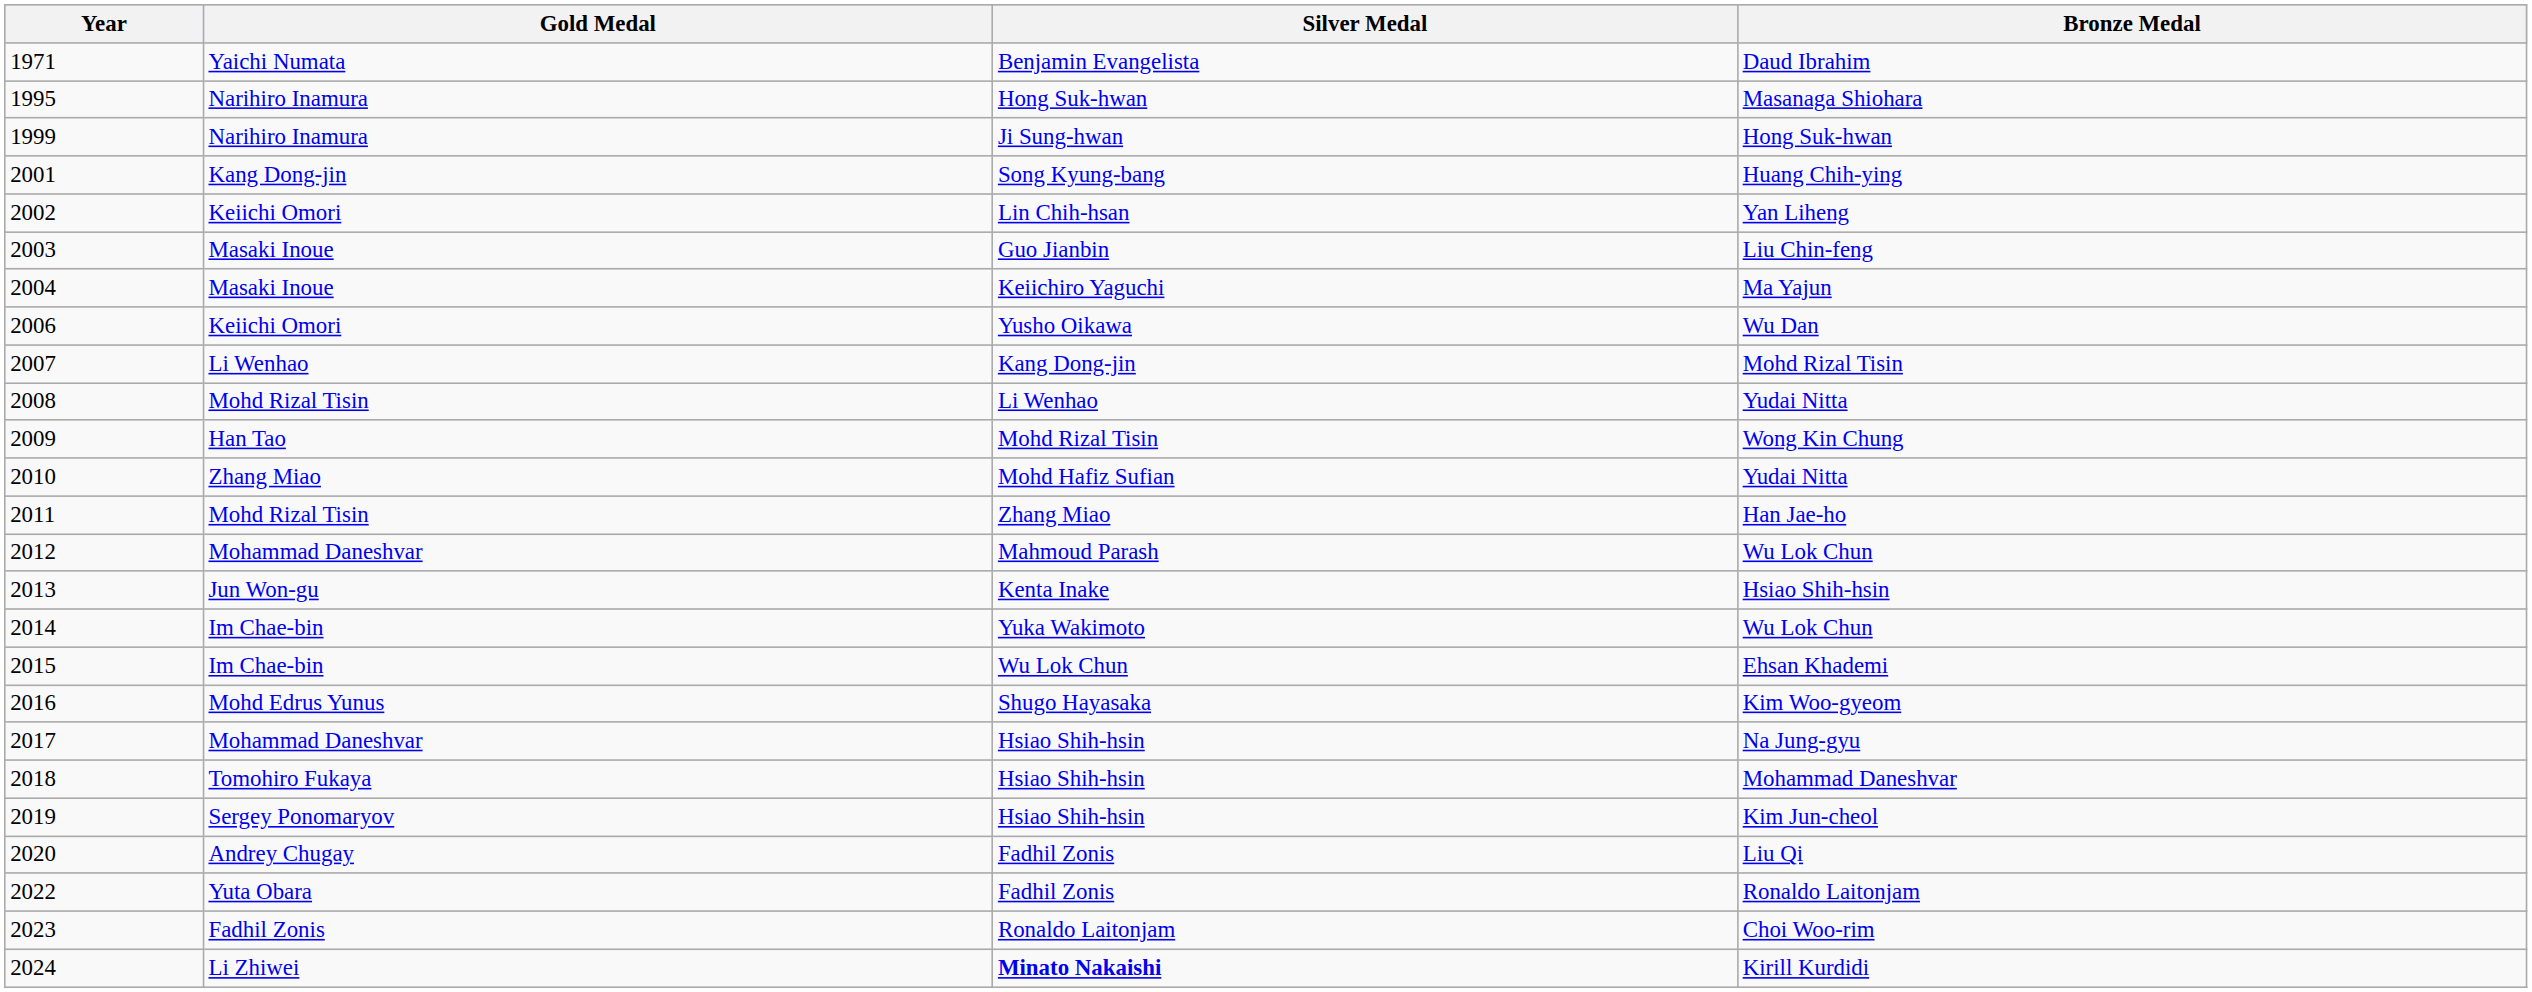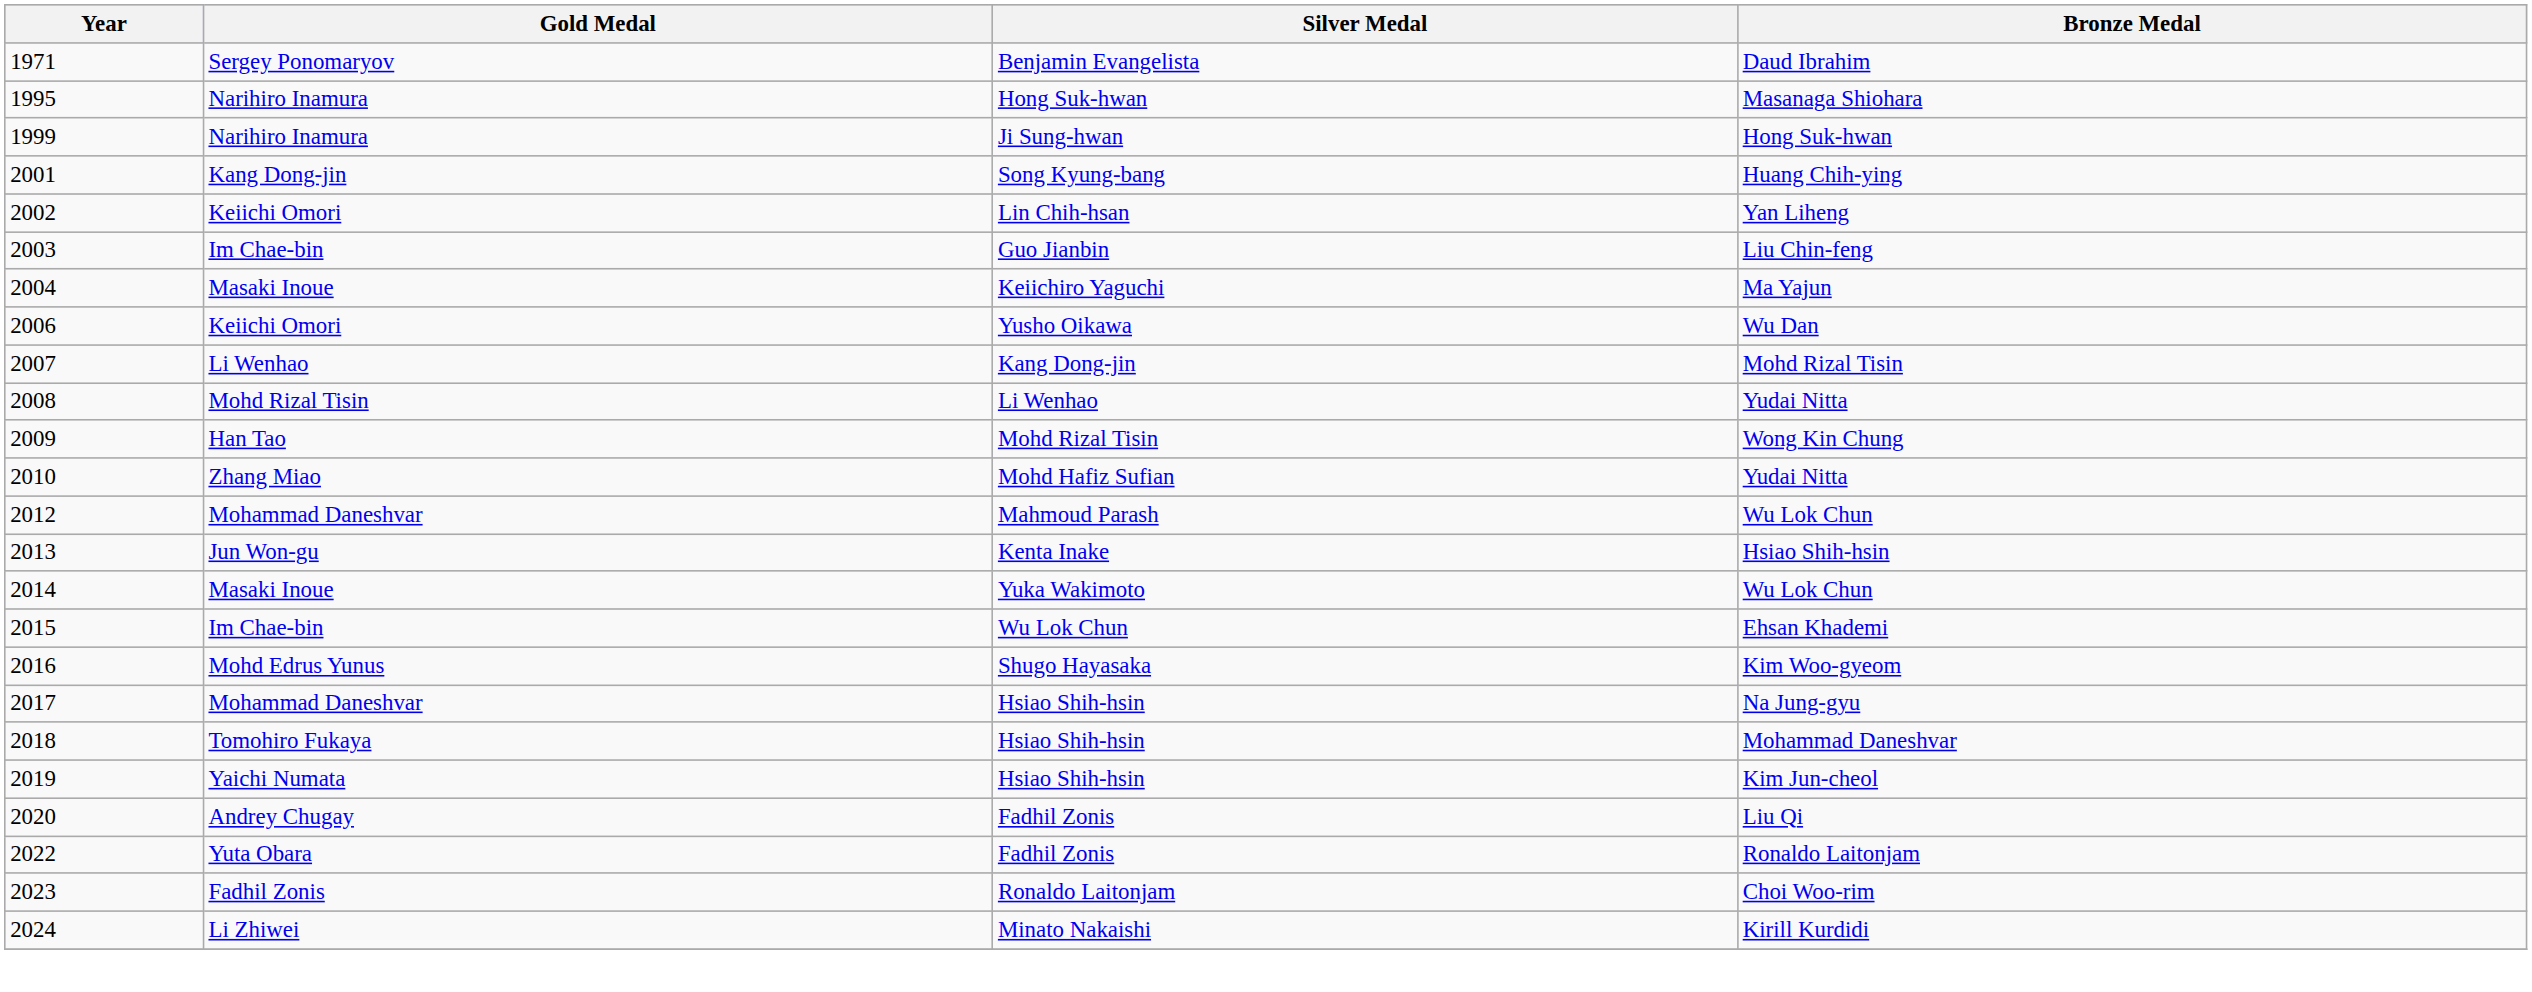(277, 61) Yaichi Numata -> (301, 61) Sergey Ponomaryov
(271, 250) Masaki Inoue -> (266, 250) Im Chae-bin
- row: (33, 514)
(266, 627) Im Chae-bin -> (271, 590) Masaki Inoue
(301, 816) Sergey Ponomaryov -> (277, 779) Yaichi Numata
(1080, 967) bold -> (1074, 930) normal
